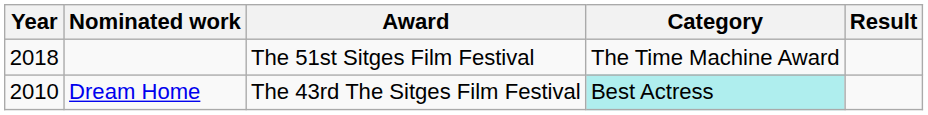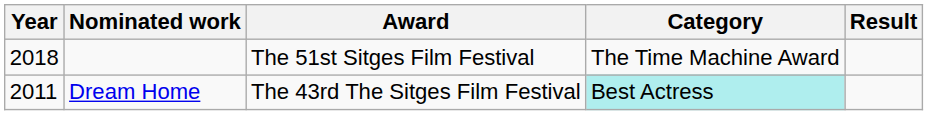(34, 92) 2010 -> (34, 92) 2011
